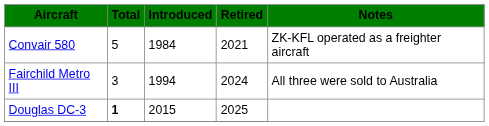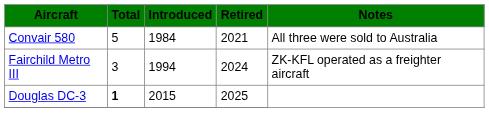(356, 44) ZK-KFL operated as a freighter aircraft -> (354, 37) All three were sold to Australia
(354, 81) All three were sold to Australia -> (356, 67) ZK-KFL operated as a freighter aircraft
